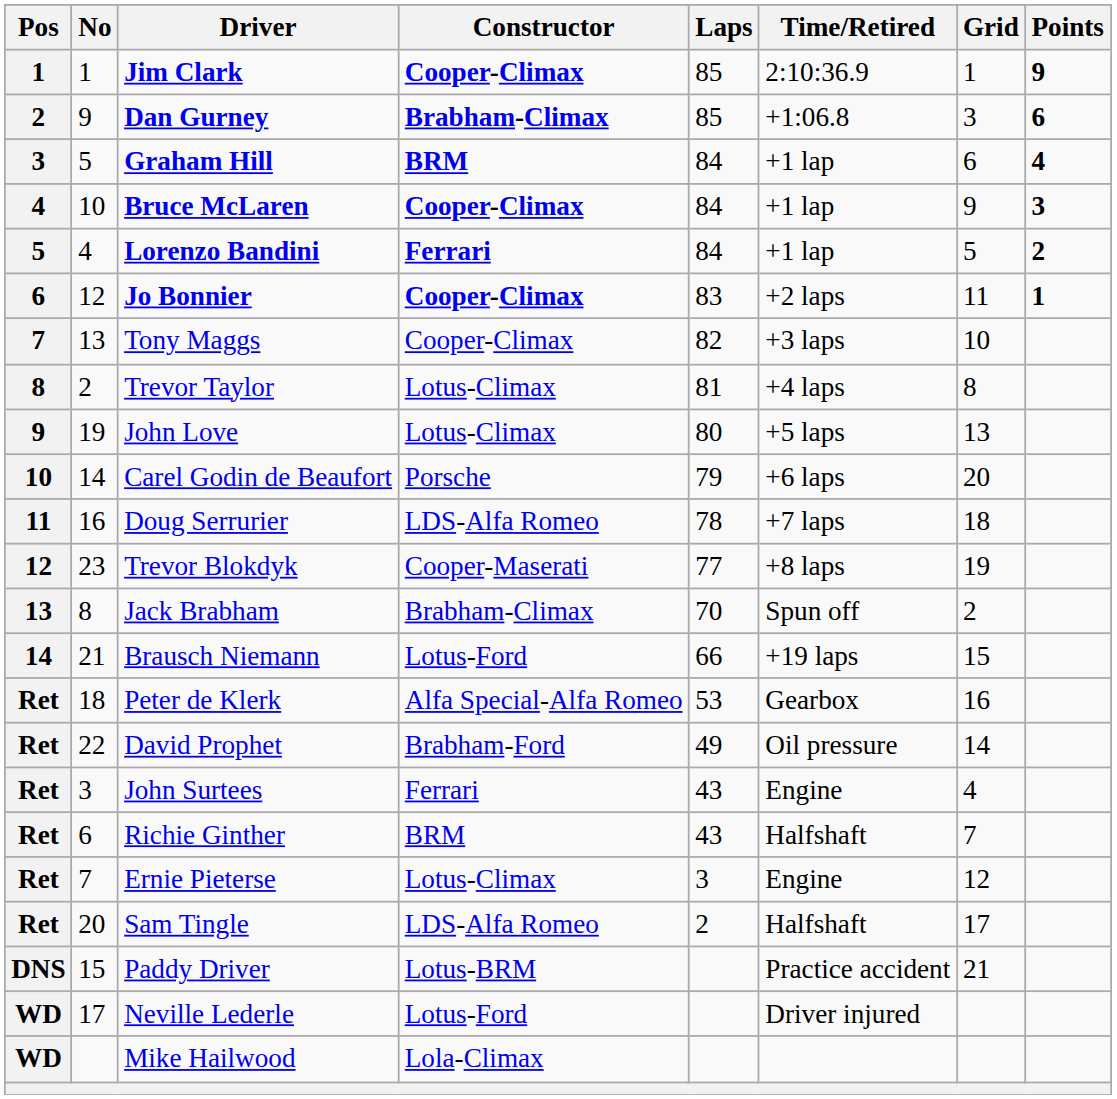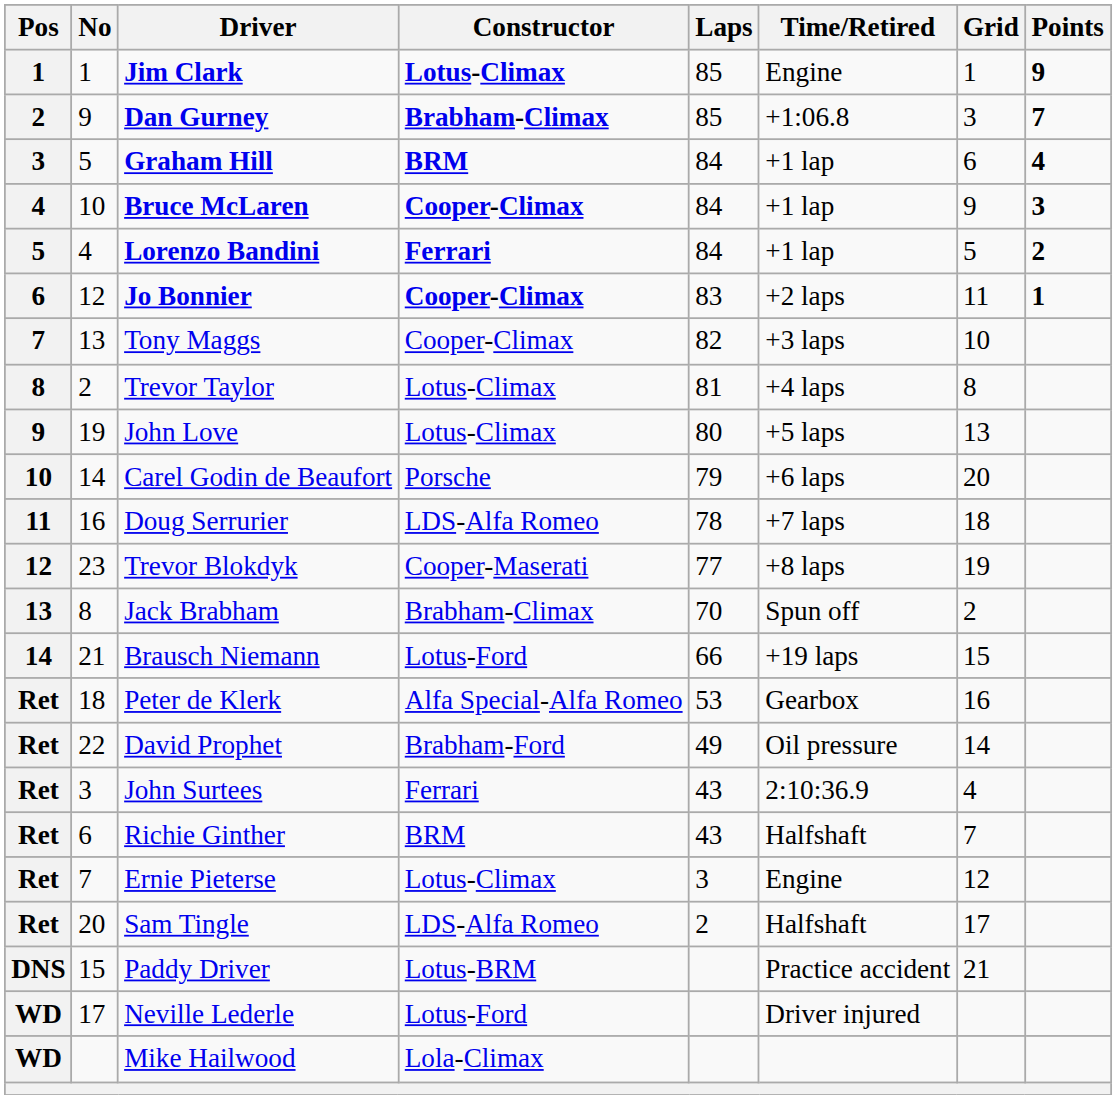(494, 71) Cooper-Climax -> (485, 71) Lotus-Climax
(817, 71) 2:10:36.9 -> (804, 71) Engine
(1038, 116) 6 -> (1038, 116) 7
(804, 789) Engine -> (817, 789) 2:10:36.9
